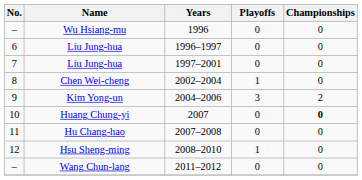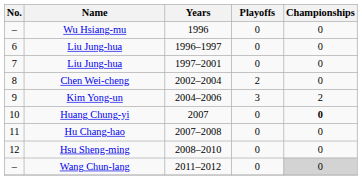(257, 81) 1 -> (257, 81) 2
(257, 149) 1 -> (257, 149) 0
(320, 166) no background -> (320, 166) lightgrey background
